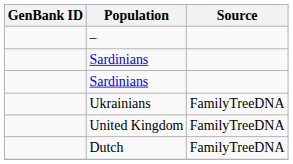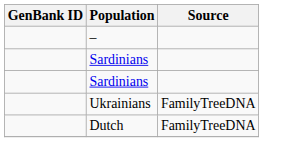- row: (136, 125)
